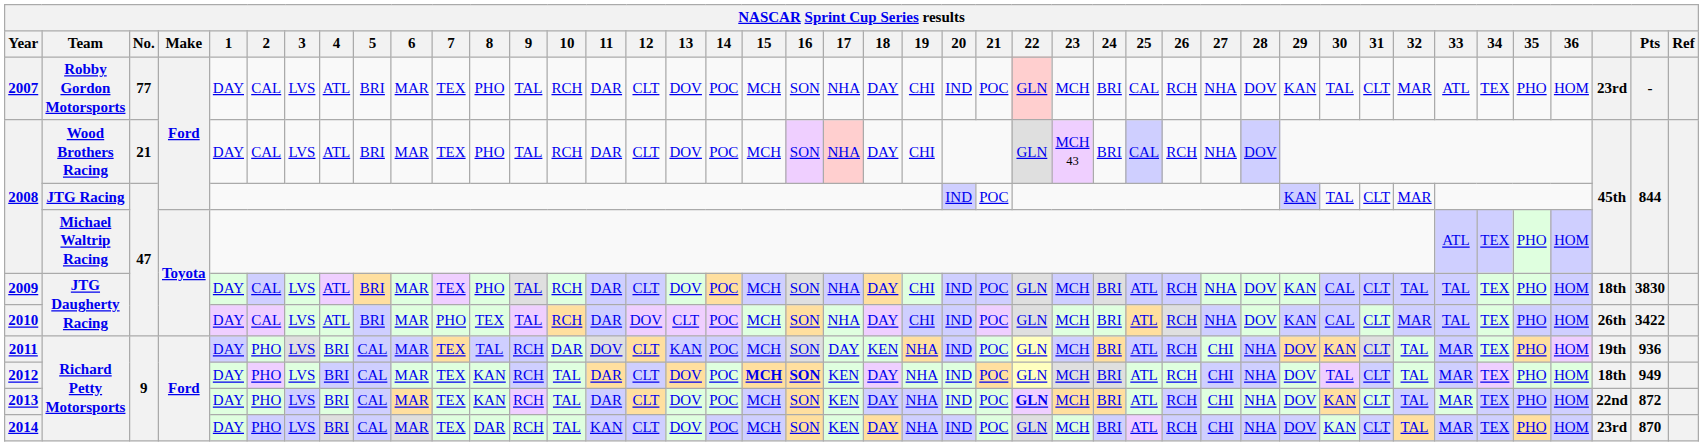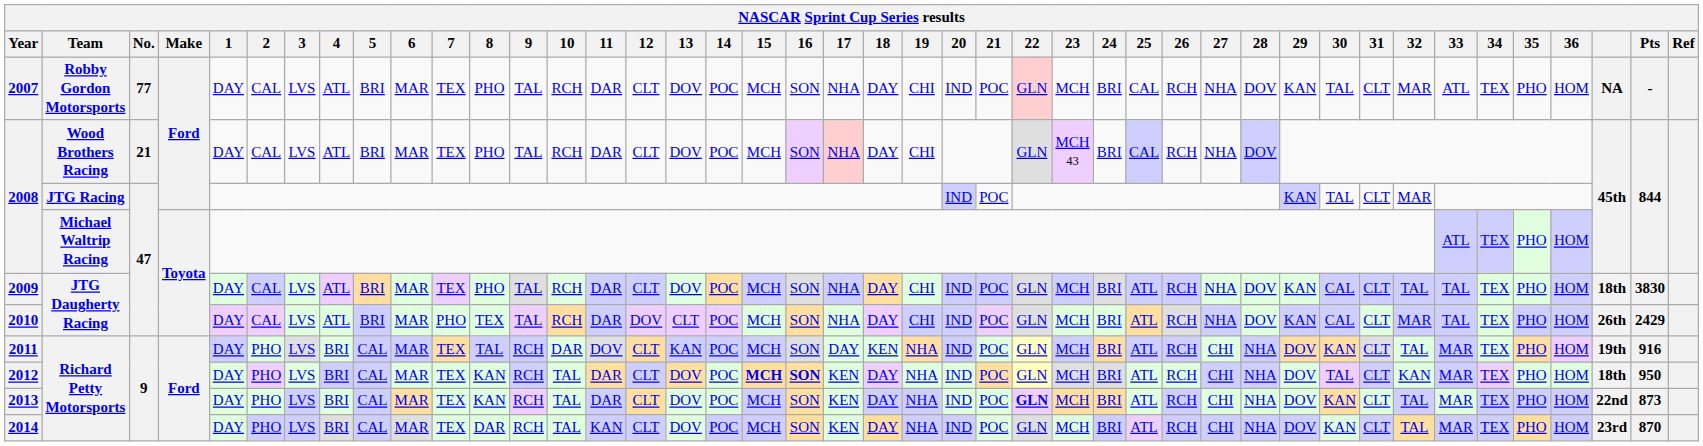(1612, 88) 23rd -> (1612, 88) NA
(1650, 320) 3422 -> (1650, 320) 2429
(1650, 349) 936 -> (1650, 349) 916
(1415, 375) TAL -> (1415, 375) KAN
(1650, 375) 949 -> (1650, 375) 950
(1650, 401) 872 -> (1650, 401) 873
